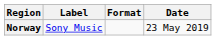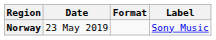columns swapped: (177, 12) <-> (74, 12)
